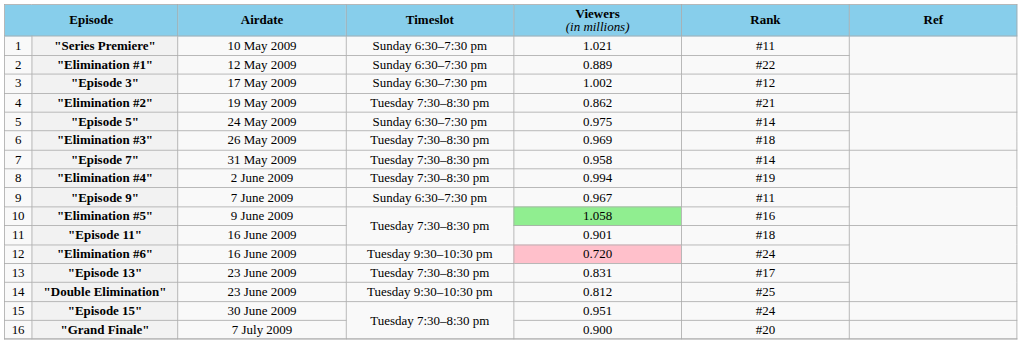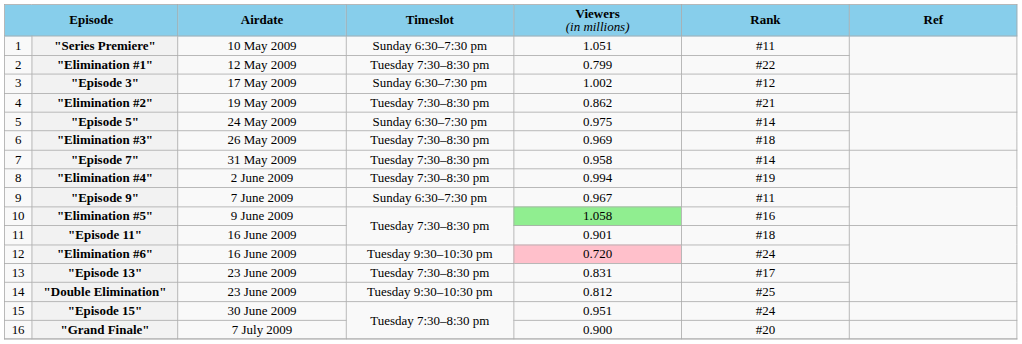(598, 45) 1.021 -> (598, 45) 1.051
(430, 64) Sunday 6:30–7:30 pm -> (430, 64) Tuesday 7:30–8:30 pm
(598, 64) 0.889 -> (598, 64) 0.799
